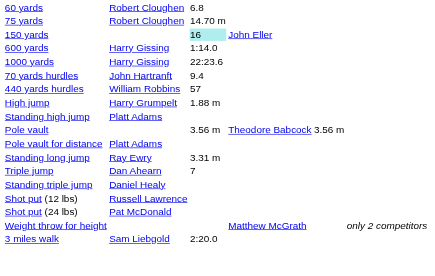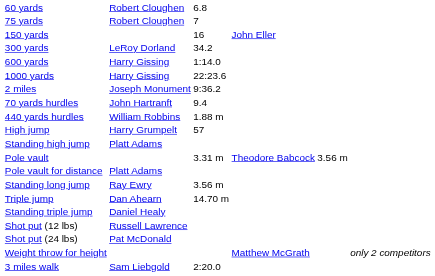(208, 21) 14.70 m -> (196, 21) 7
(195, 34) paleturquoise background -> (199, 34) no background
+ row: (27, 48)
+ row: (21, 89)
(195, 89) 57 -> (208, 116) 1.88 m
(205, 103) 1.88 m -> (199, 130) 57
(205, 130) 3.56 m -> (208, 157) 3.31 m
(205, 157) 3.31 m -> (208, 184) 3.56 m
(193, 171) 7 -> (211, 198) 14.70 m
